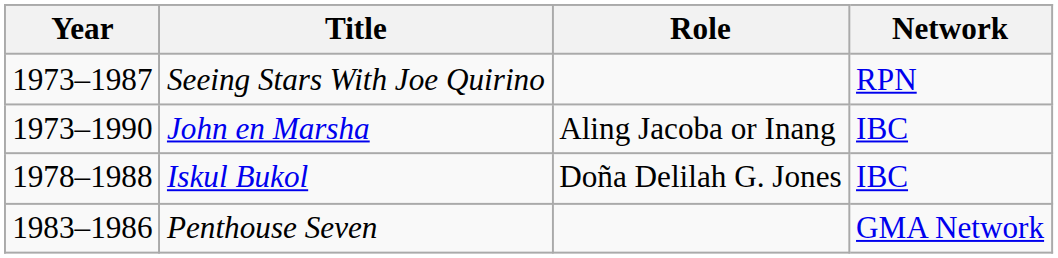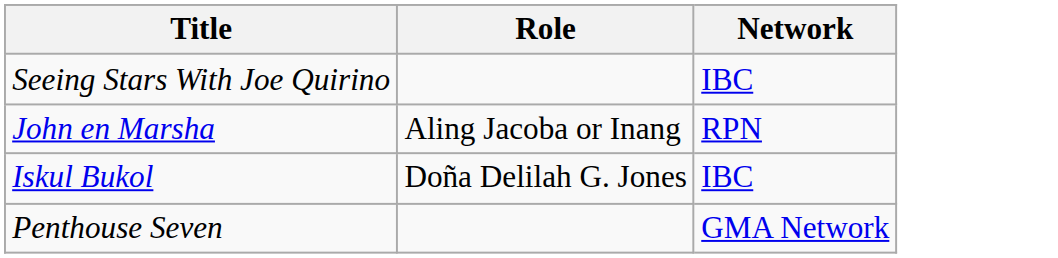- column: (82, 29)
(886, 78) RPN -> (727, 78) IBC
(882, 128) IBC -> (732, 128) RPN
